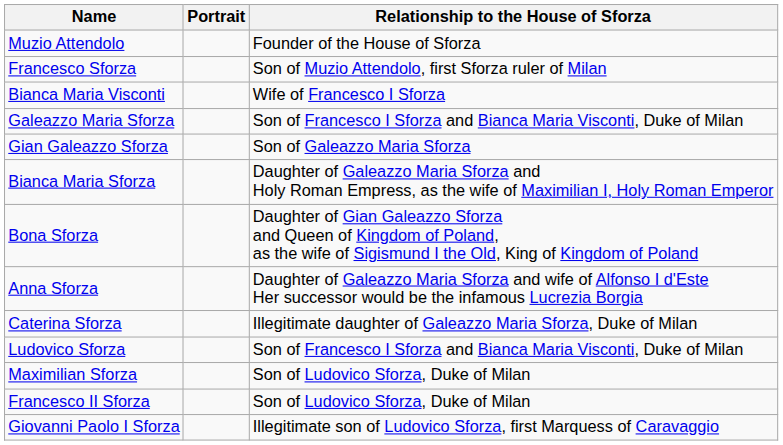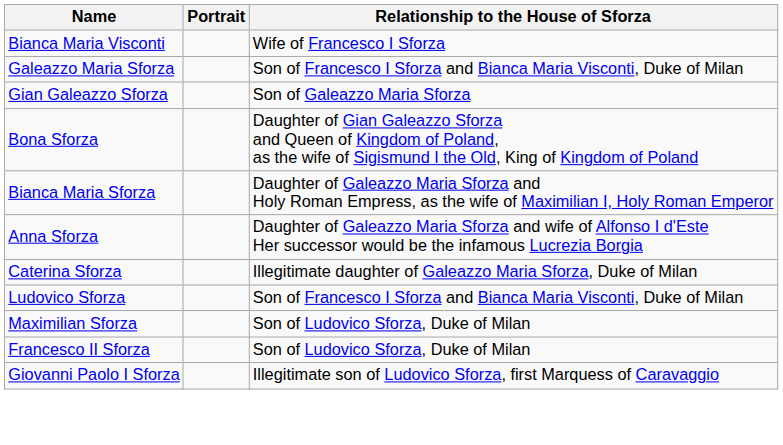- row: (66, 43)
- row: (72, 69)
rows swapped: (53, 235) <-> (82, 181)
